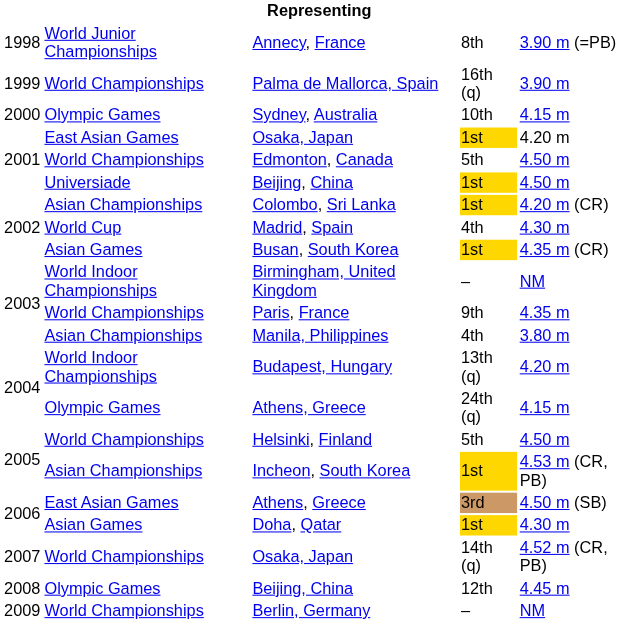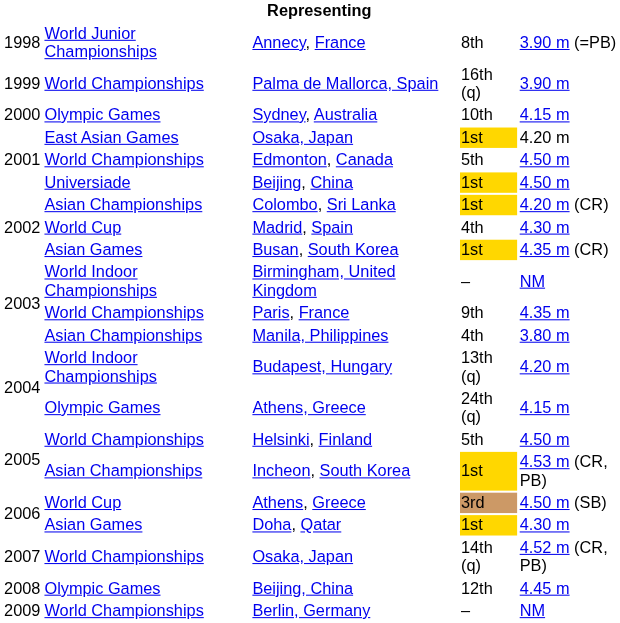(112, 502) East Asian Games -> (83, 502) World Cup
